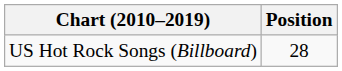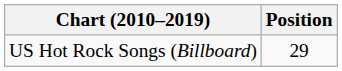(299, 50) 28 -> (299, 50) 29
